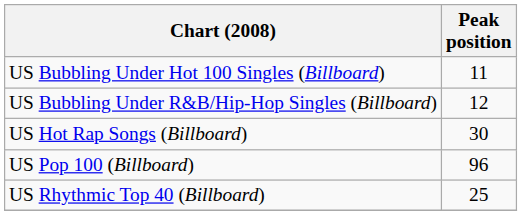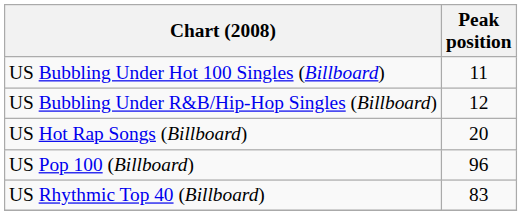(479, 133) 30 -> (479, 133) 20
(479, 195) 25 -> (479, 195) 83
